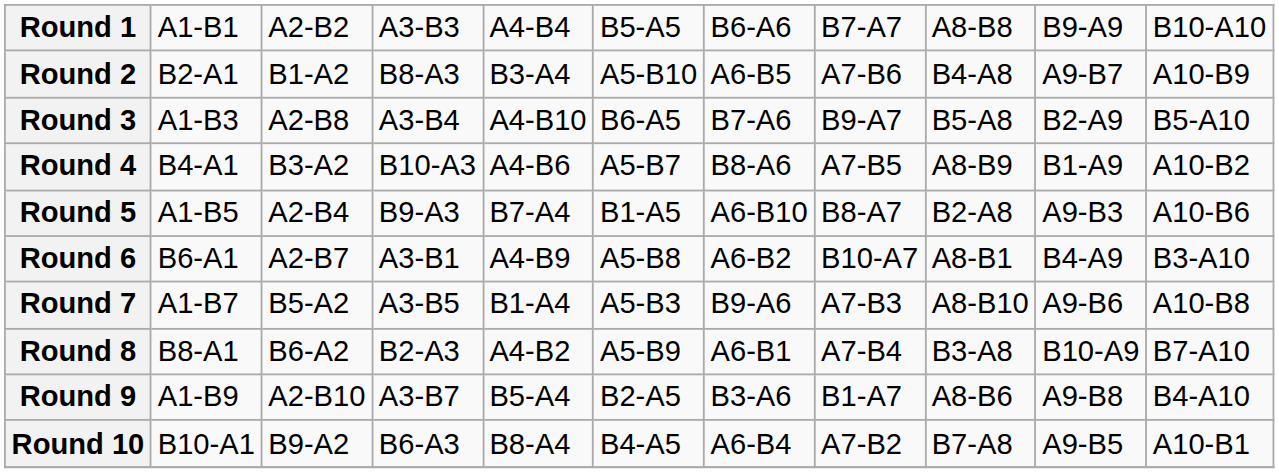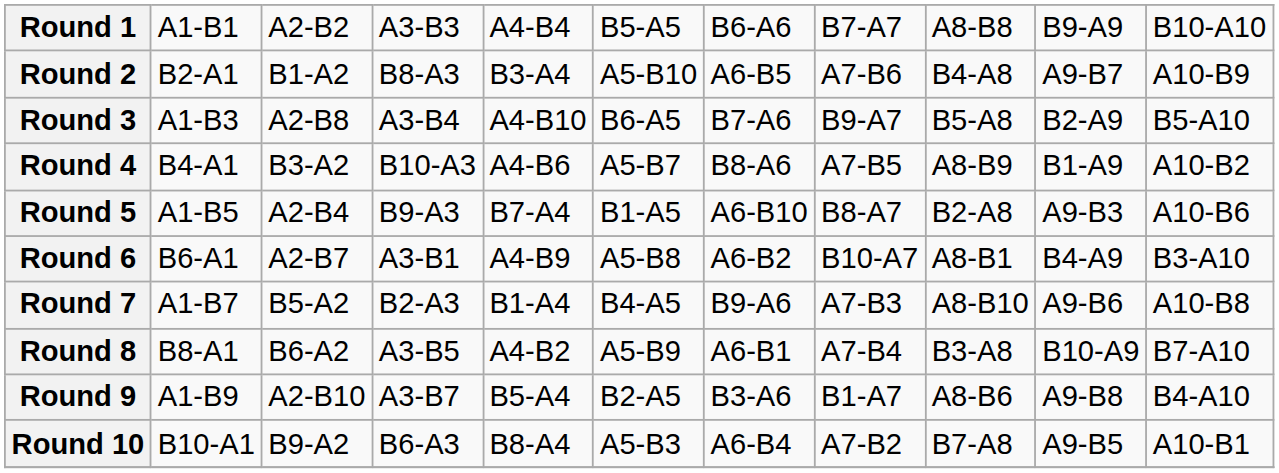(419, 304) A3-B5 -> (419, 304) B2-A3
(640, 304) A5-B3 -> (640, 304) B4-A5
(419, 350) B2-A3 -> (419, 350) A3-B5
(640, 443) B4-A5 -> (640, 443) A5-B3
